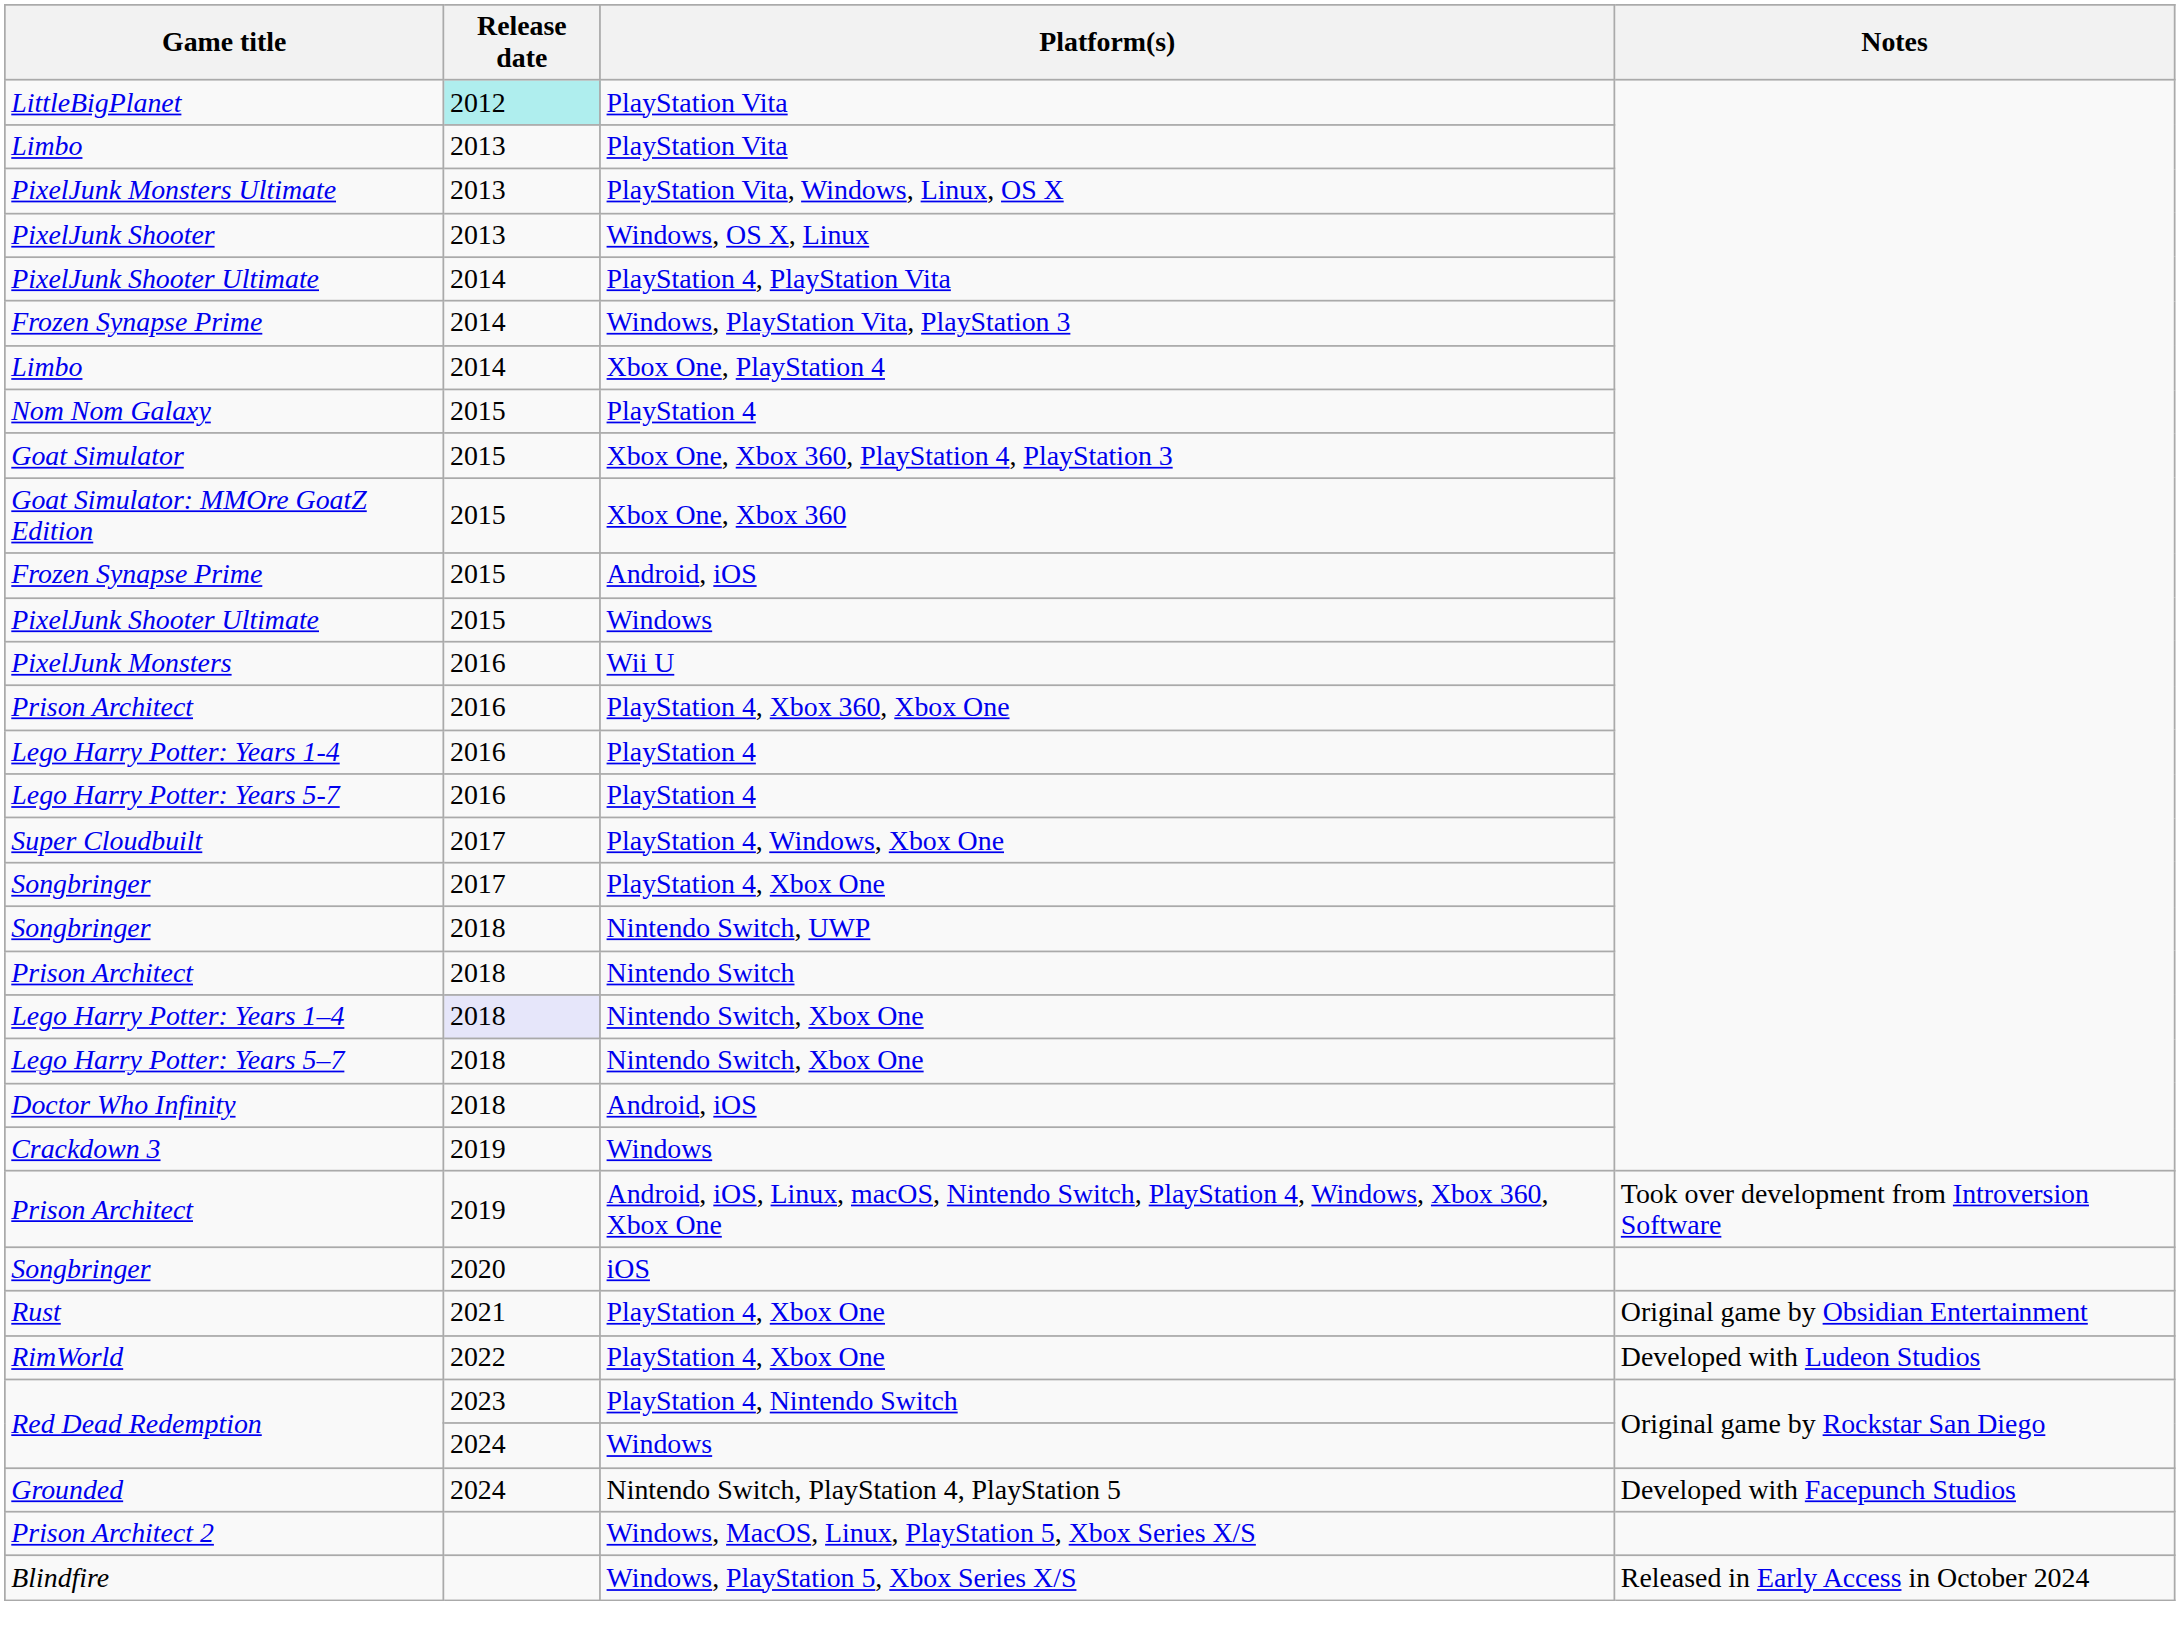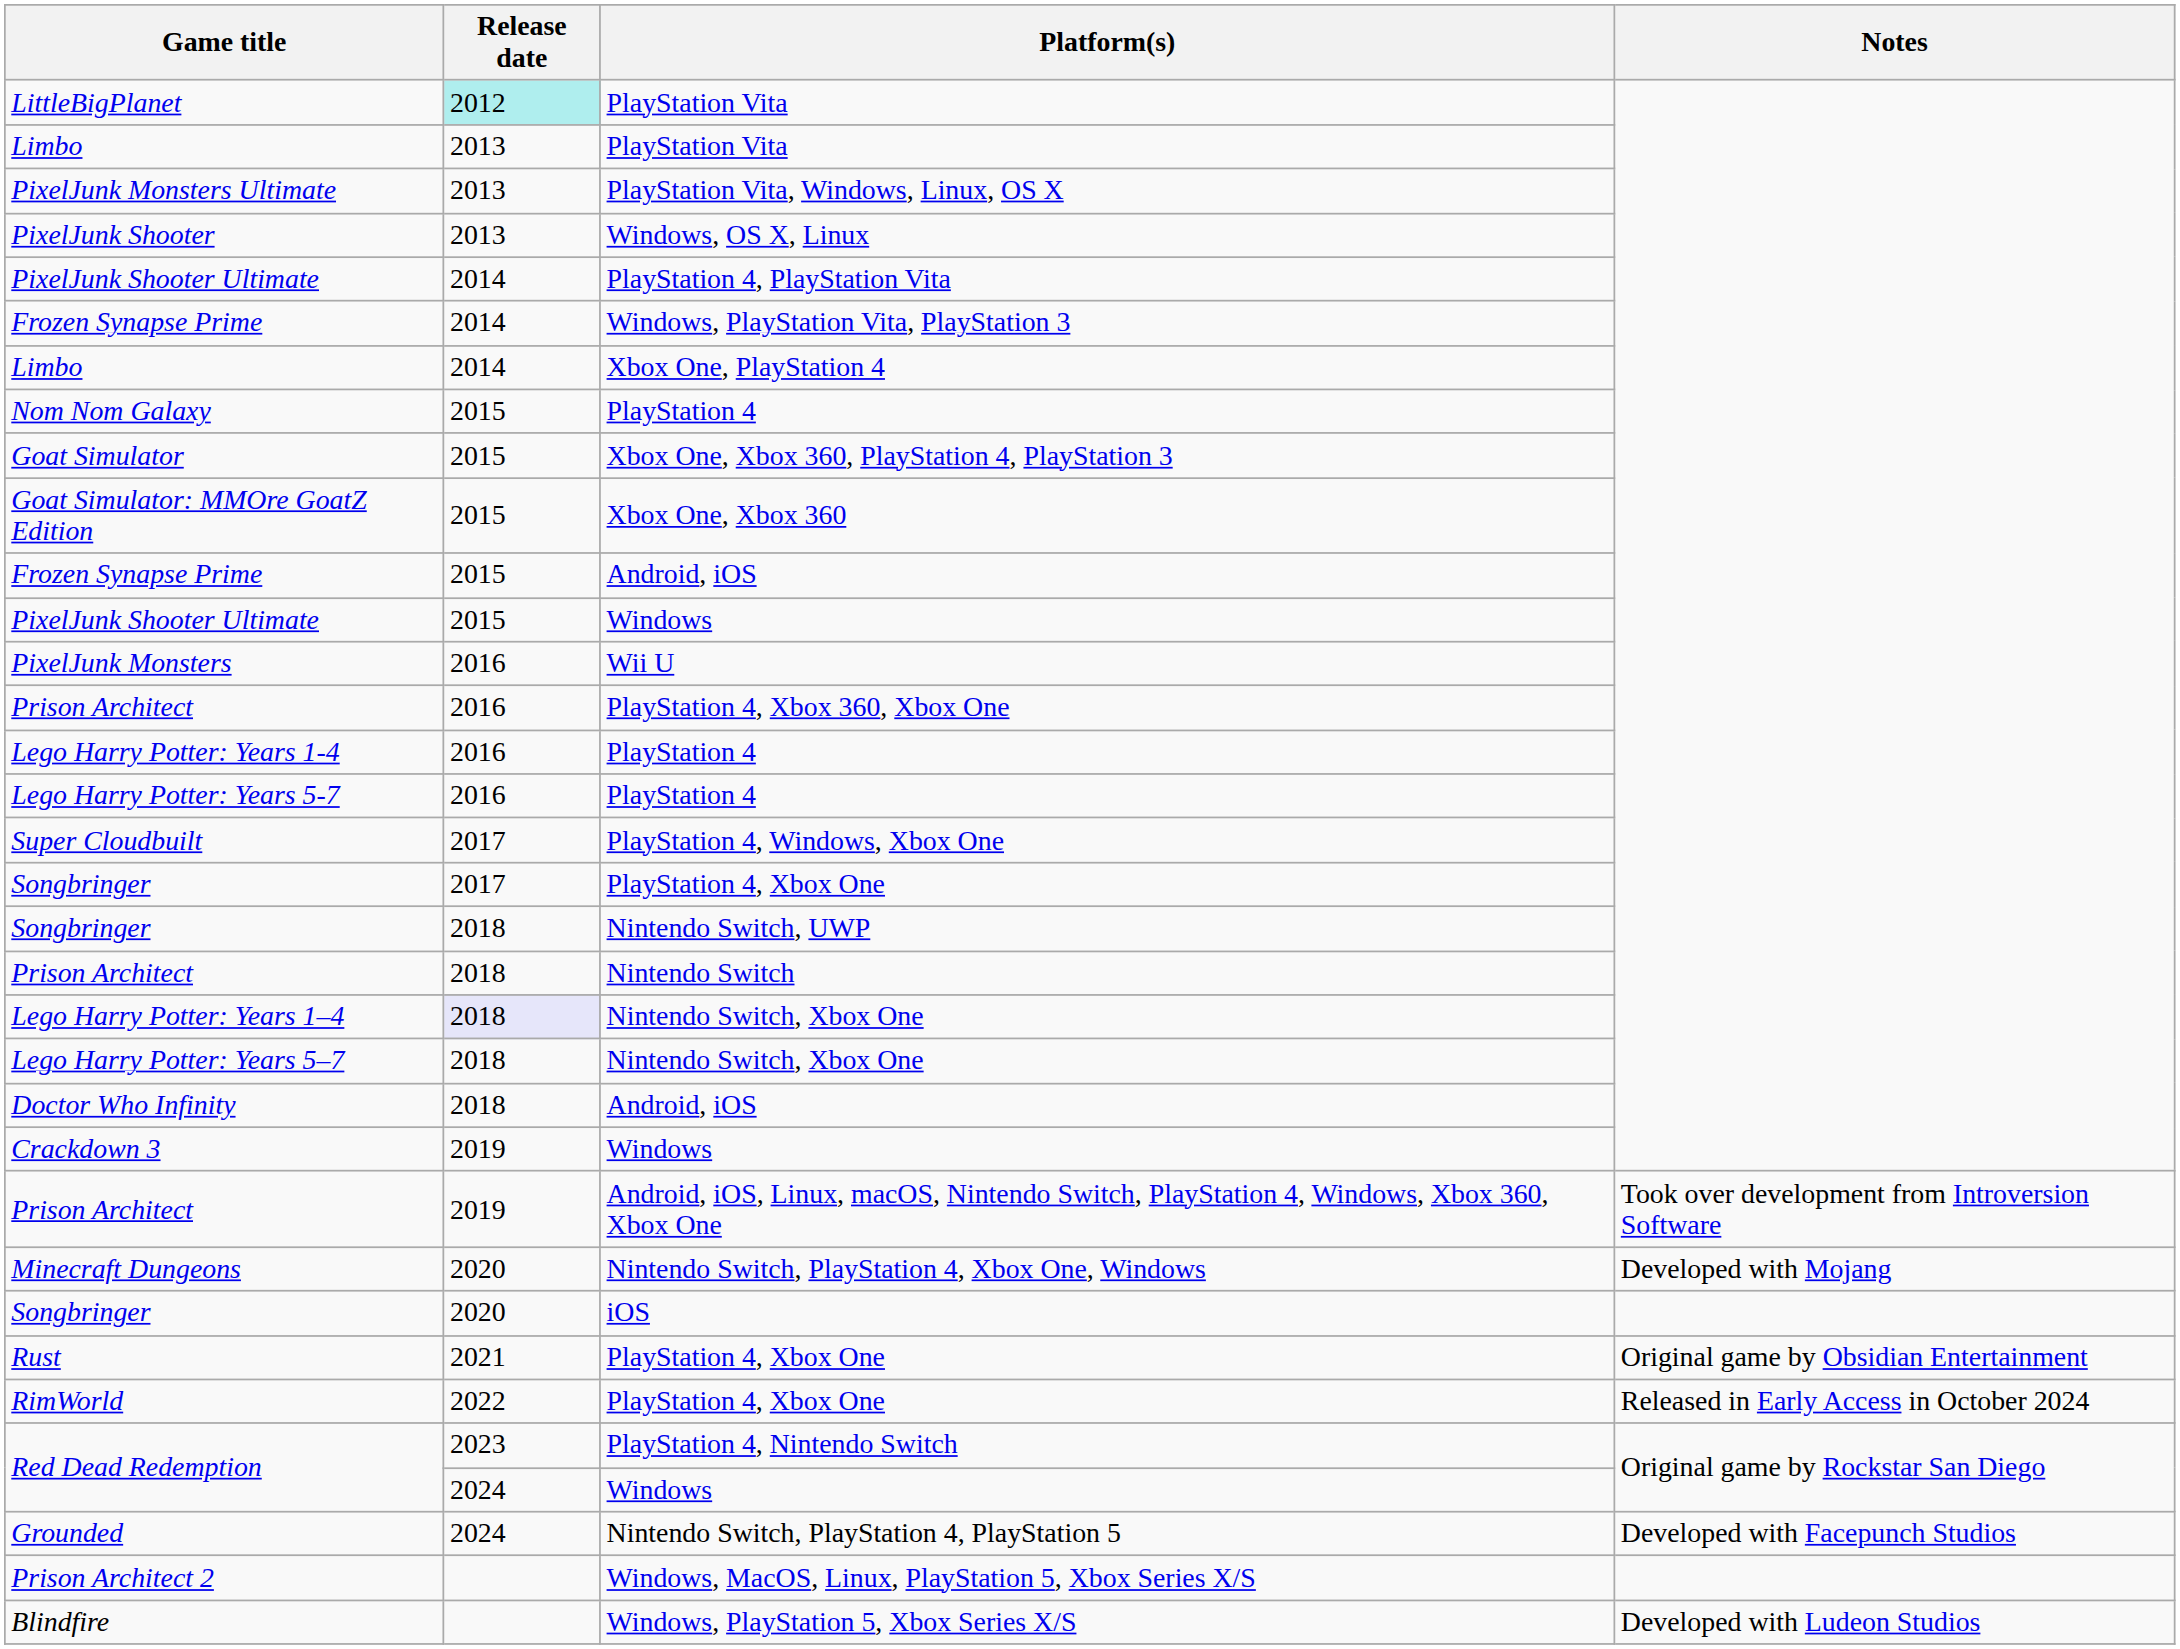+ row: (126, 1268)
(1801, 1356) Developed with Ludeon Studios -> (1855, 1400) Released in Early Access in October 2024
(1855, 1577) Released in Early Access in October 2024 -> (1801, 1621) Developed with Ludeon Studios
